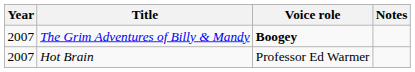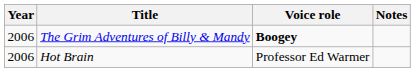(21, 36) 2007 -> (21, 36) 2006
(21, 57) 2007 -> (21, 57) 2006
